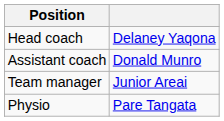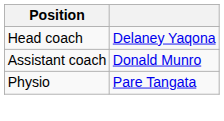- row: (55, 82)
